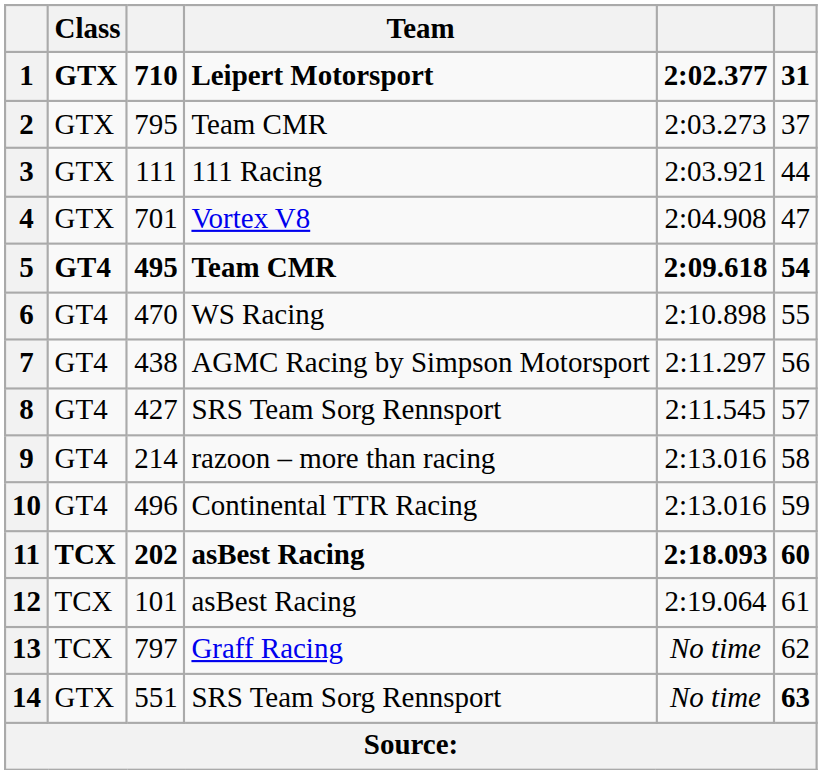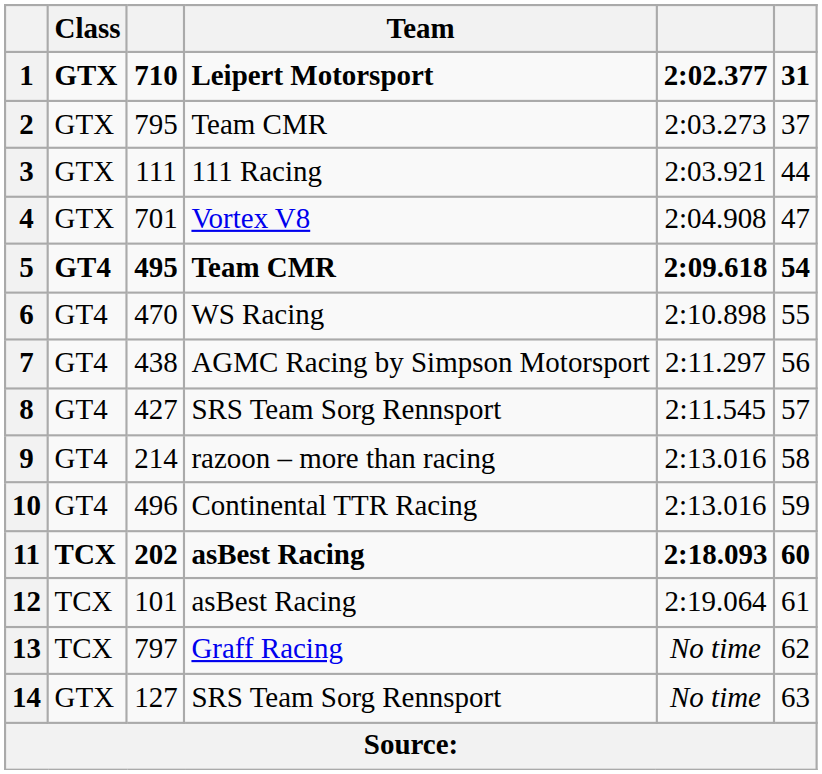(156, 697) 551 -> (156, 697) 127
(796, 697) bold -> (796, 697) normal
